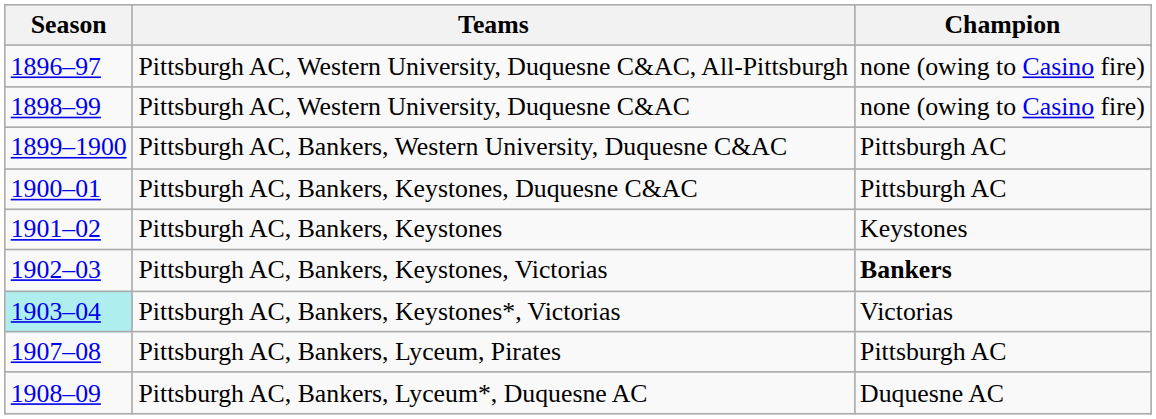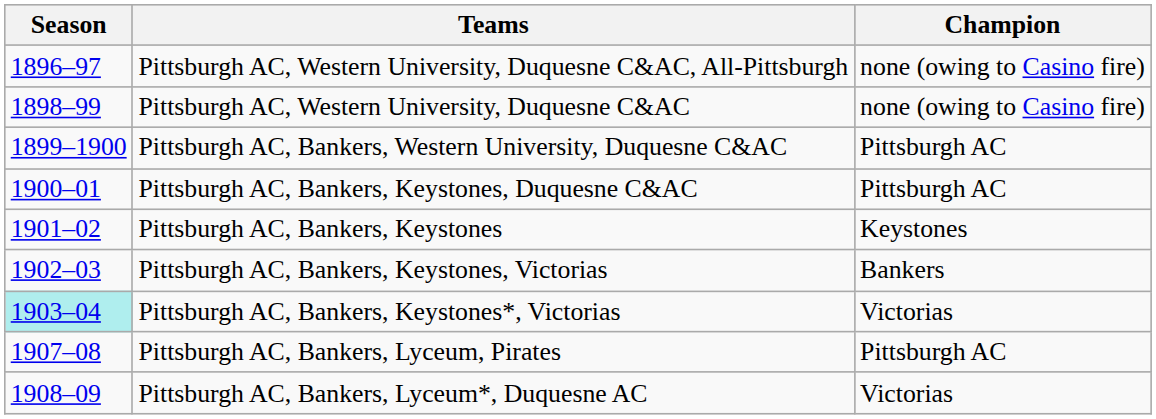(906, 270) bold -> (902, 270) normal
(932, 392) Duquesne AC -> (907, 392) Victorias
